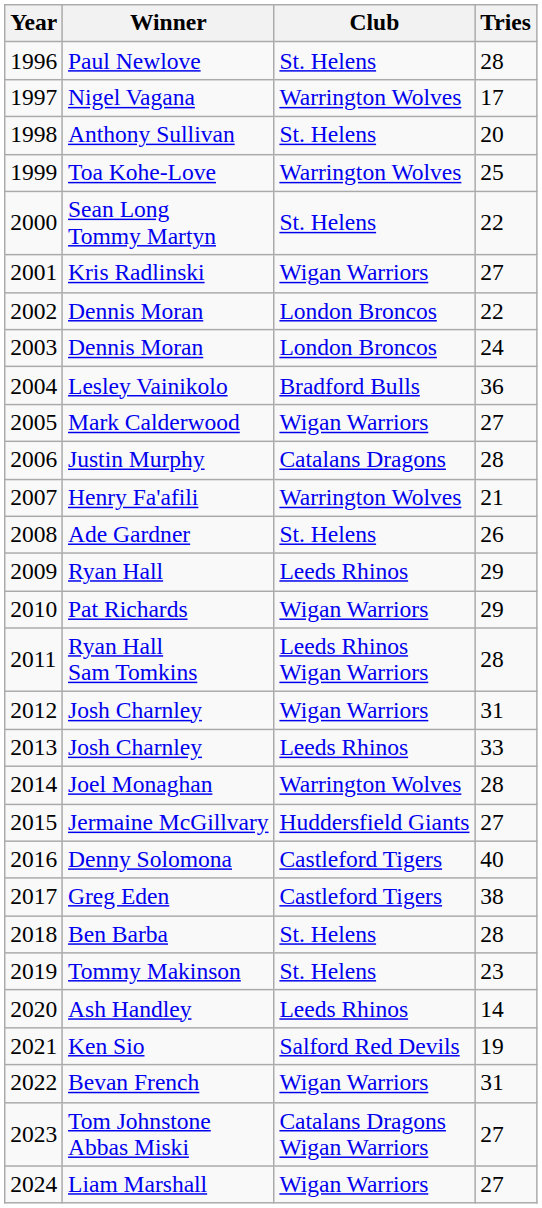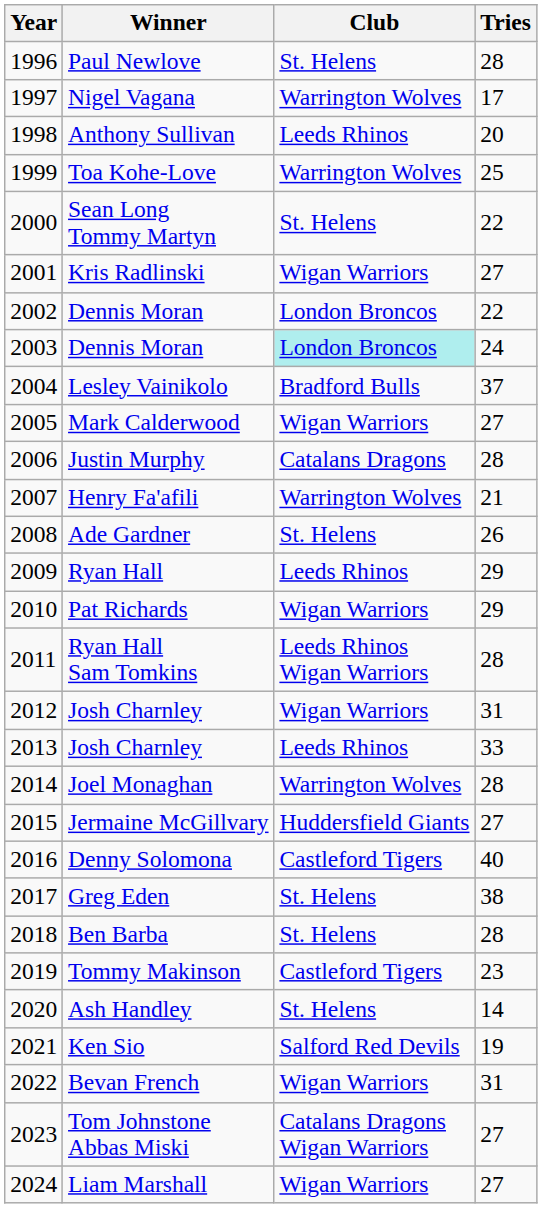(328, 135) St. Helens -> (344, 135) Leeds Rhinos
(358, 348) no background -> (358, 348) paleturquoise background
(492, 385) 36 -> (492, 385) 37
(361, 896) Castleford Tigers -> (328, 896) St. Helens
(328, 971) St. Helens -> (361, 971) Castleford Tigers
(344, 1008) Leeds Rhinos -> (328, 1008) St. Helens
